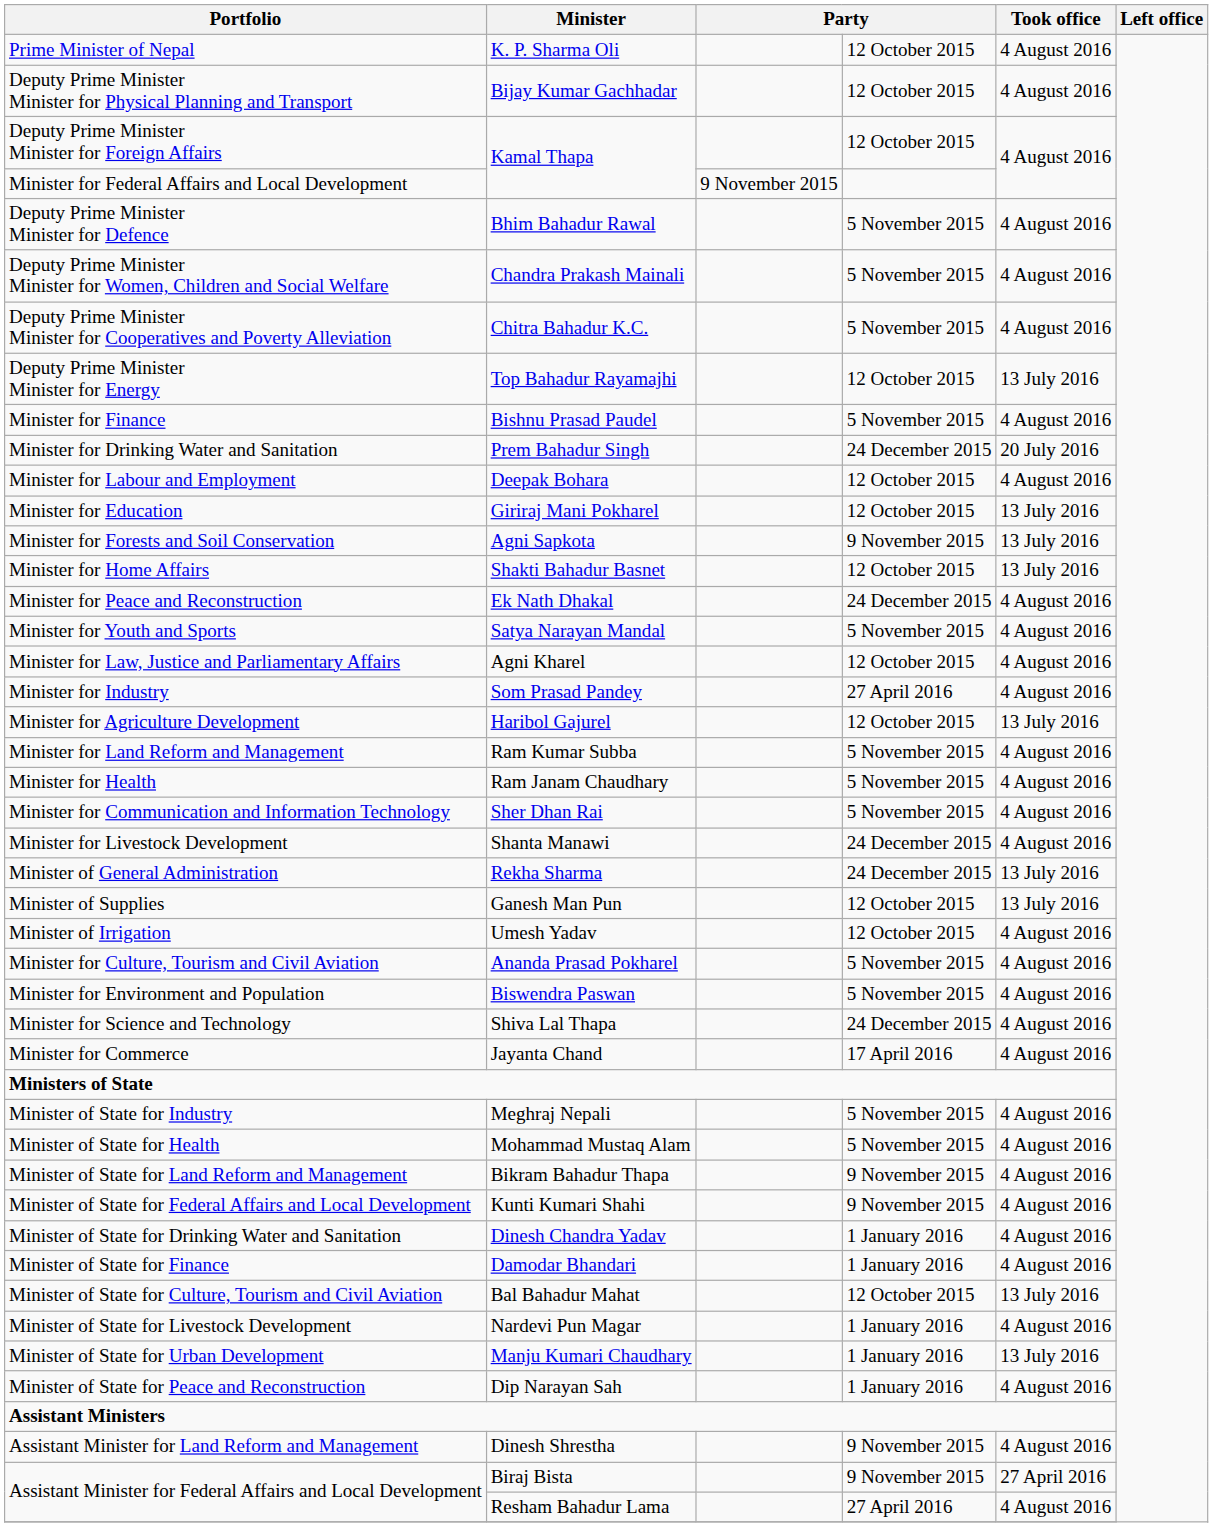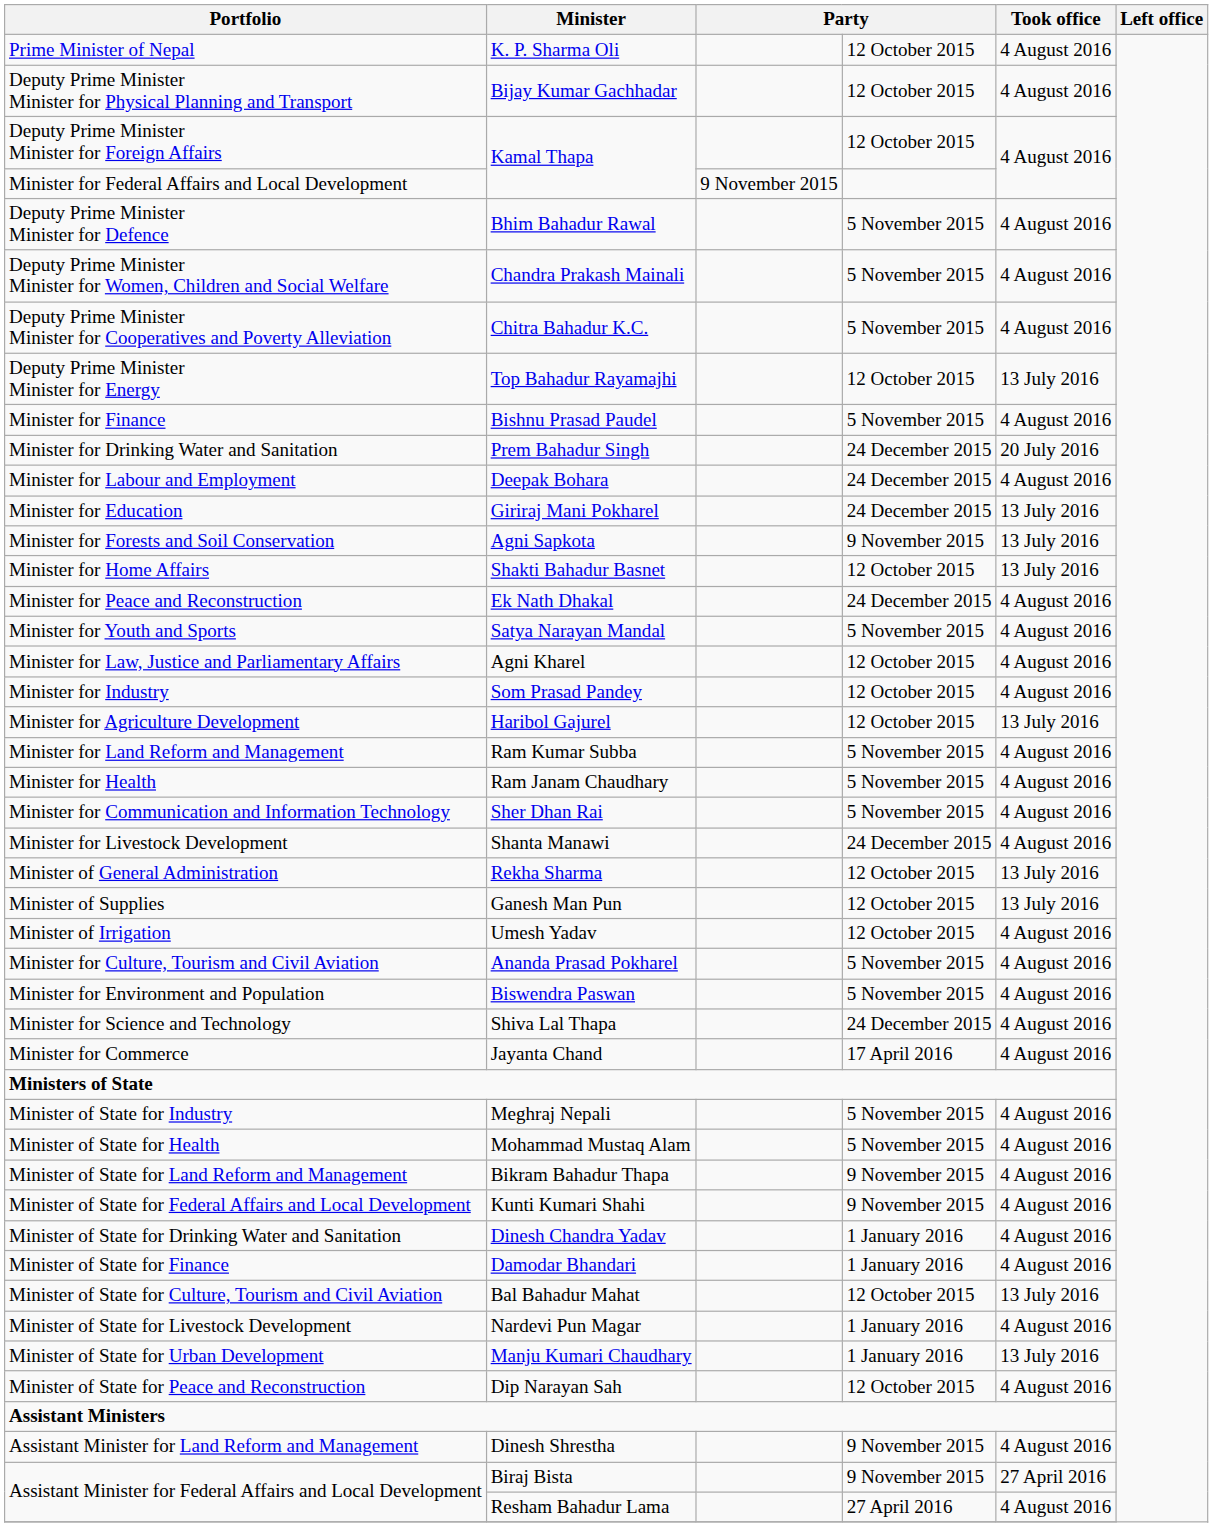(911, 480) 12 October 2015 -> (919, 480) 24 December 2015
(911, 510) 12 October 2015 -> (919, 510) 24 December 2015
(900, 691) 27 April 2016 -> (911, 691) 12 October 2015
(919, 872) 24 December 2015 -> (911, 872) 12 October 2015
(905, 1386) 1 January 2016 -> (911, 1386) 12 October 2015
